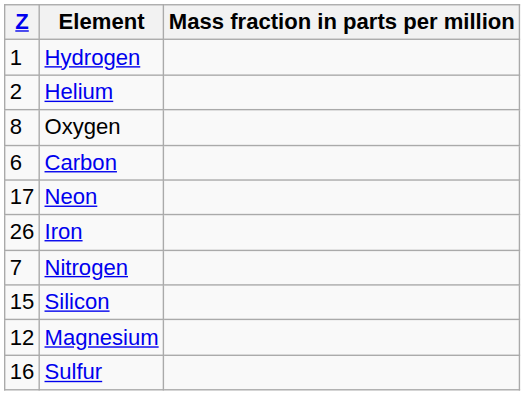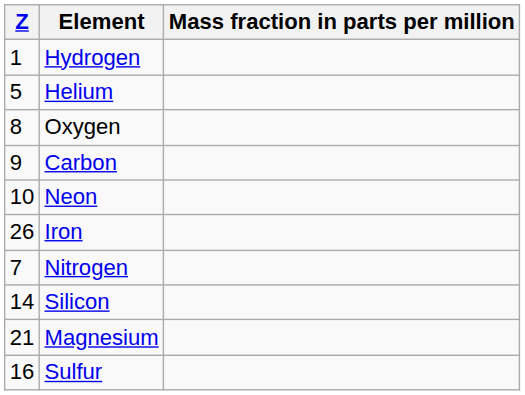(16, 92) 2 -> (16, 92) 5
(16, 162) 6 -> (16, 162) 9
(22, 197) 17 -> (22, 197) 10
(22, 302) 15 -> (22, 302) 14
(22, 337) 12 -> (22, 337) 21
